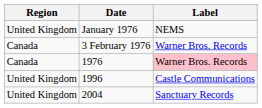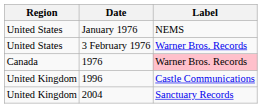(42, 29) United Kingdom -> (35, 29) United States
(22, 45) Canada -> (35, 45) United States
